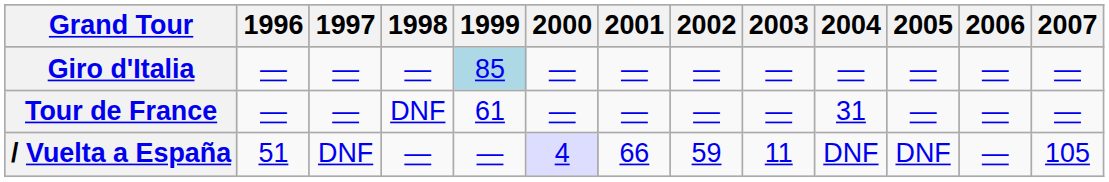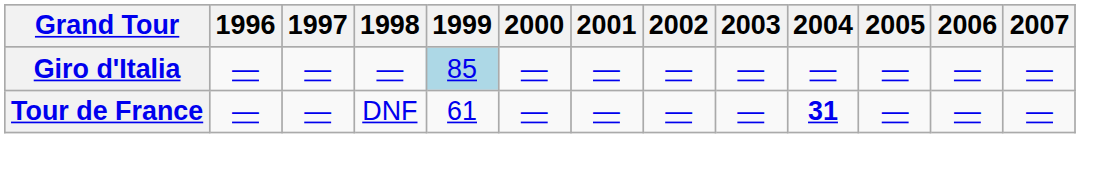(851, 111) normal -> (823, 111) bold
- row: (121, 153)
